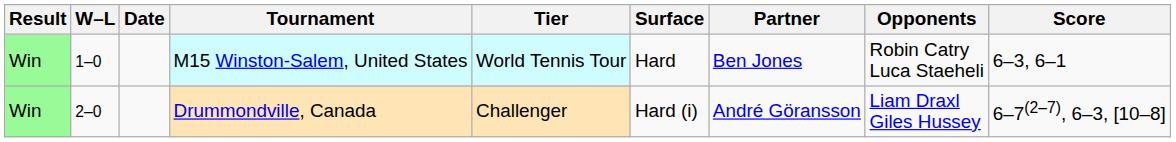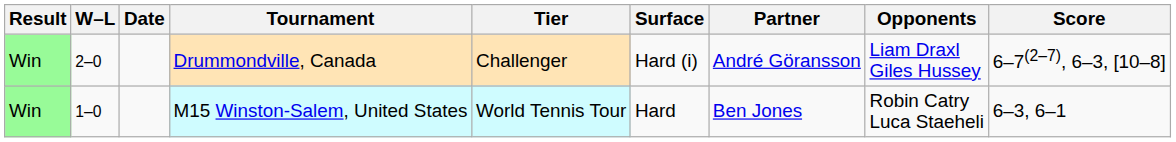rows swapped: (320, 60) <-> (275, 111)
